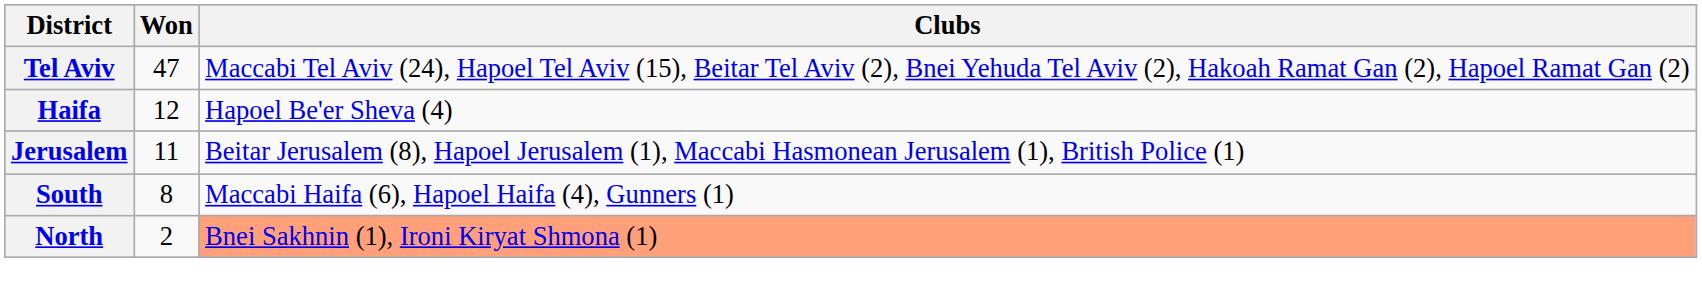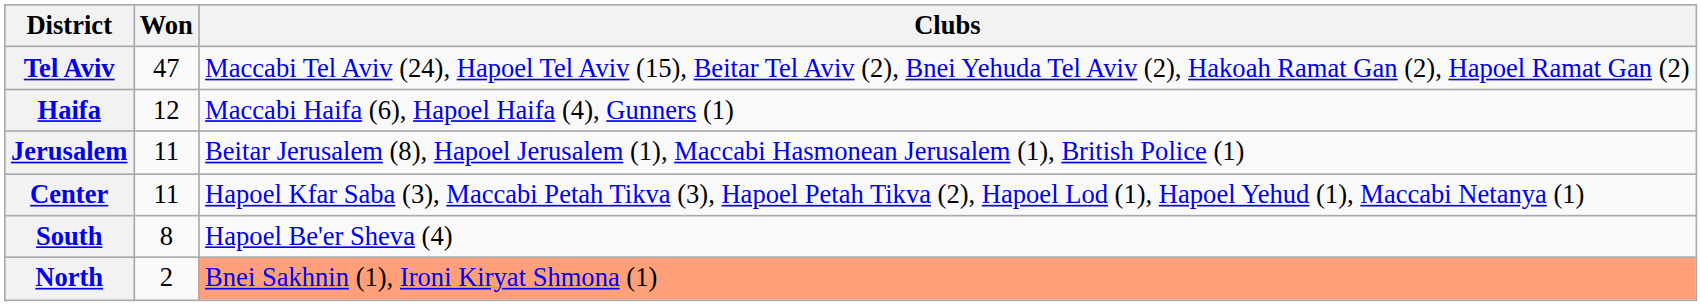(329, 109) Hapoel Be'er Sheva (4) -> (470, 109) Maccabi Haifa (6), Hapoel Haifa (4), Gunners (1)
+ row: (69, 194)
(470, 194) Maccabi Haifa (6), Hapoel Haifa (4), Gunners (1) -> (329, 236) Hapoel Be'er Sheva (4)
